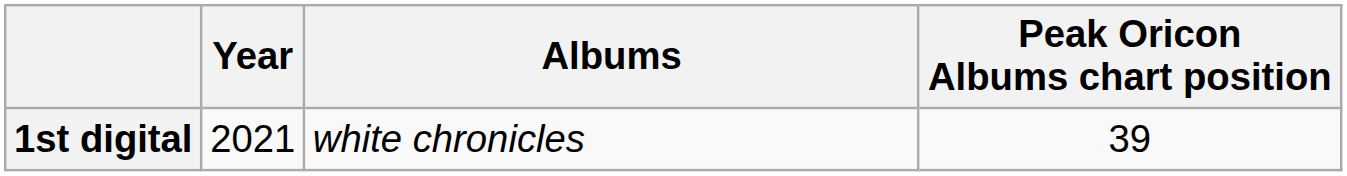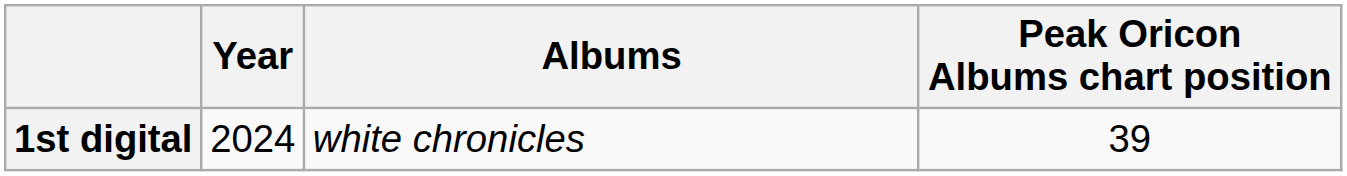(253, 138) 2021 -> (253, 138) 2024
